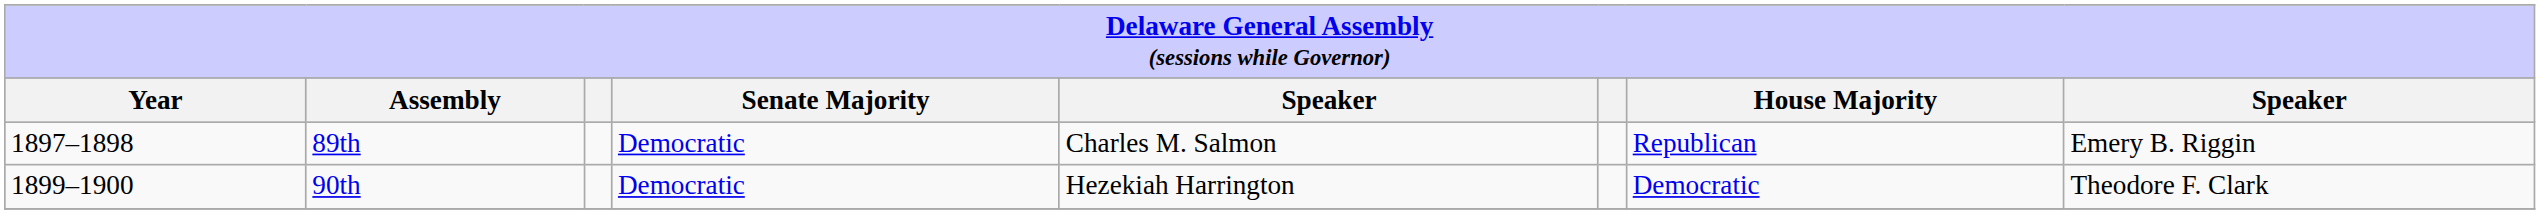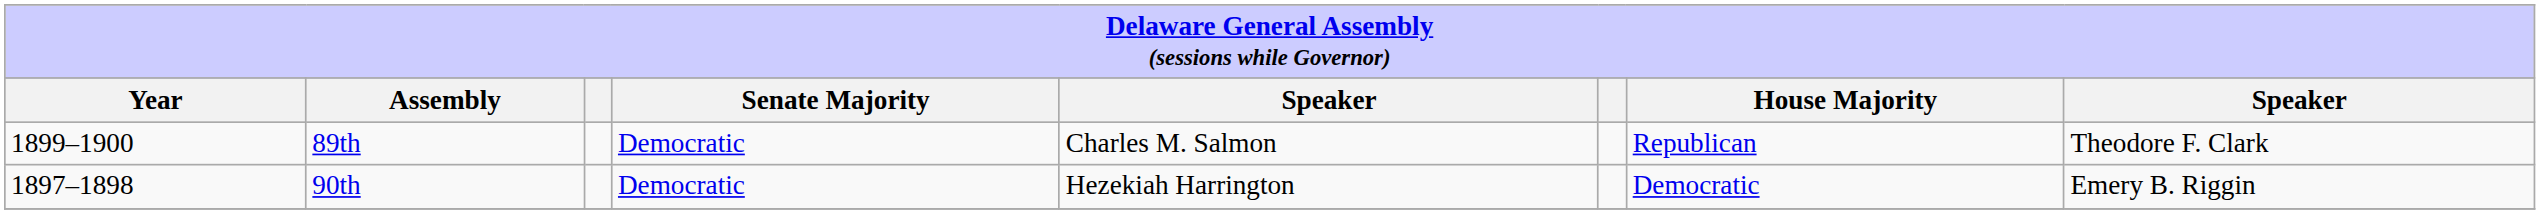(72, 142) 1897–1898 -> (72, 142) 1899–1900
(2163, 142) Emery B. Riggin -> (2170, 142) Theodore F. Clark
(72, 186) 1899–1900 -> (72, 186) 1897–1898
(2170, 186) Theodore F. Clark -> (2163, 186) Emery B. Riggin
